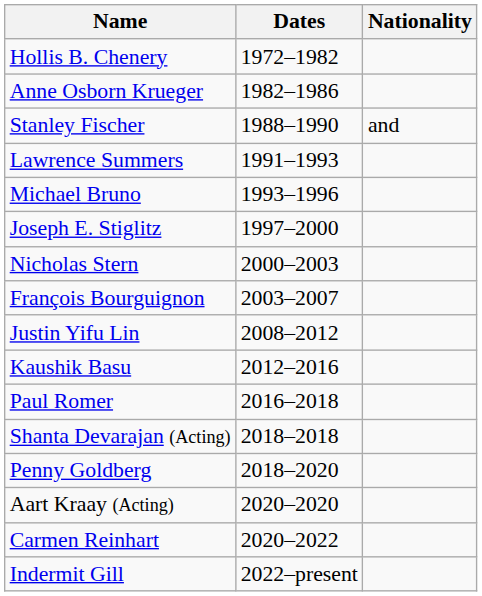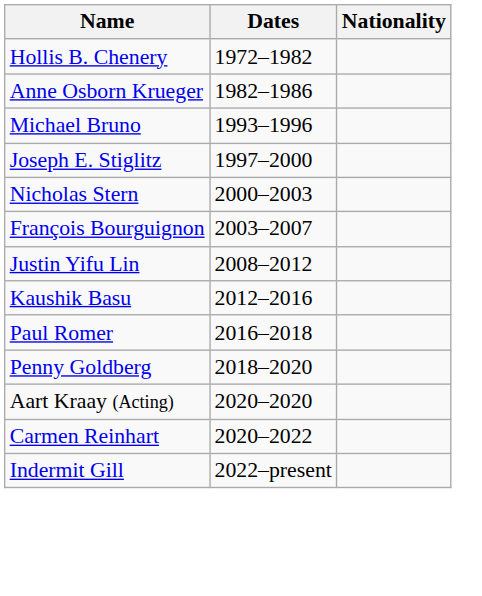- row: (77, 125)
- row: (96, 159)
- row: (120, 435)
